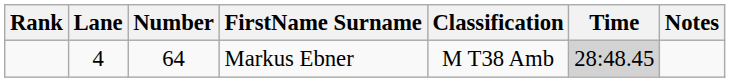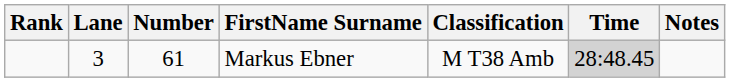(98, 58) 4 -> (98, 58) 3
(174, 58) 64 -> (174, 58) 61
